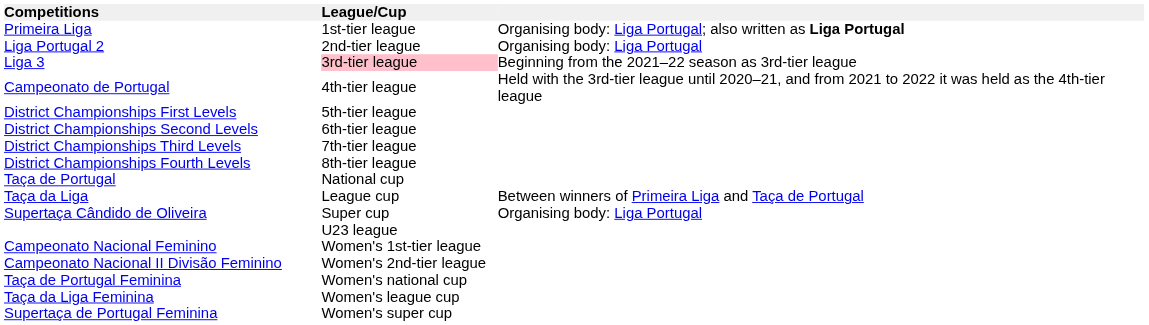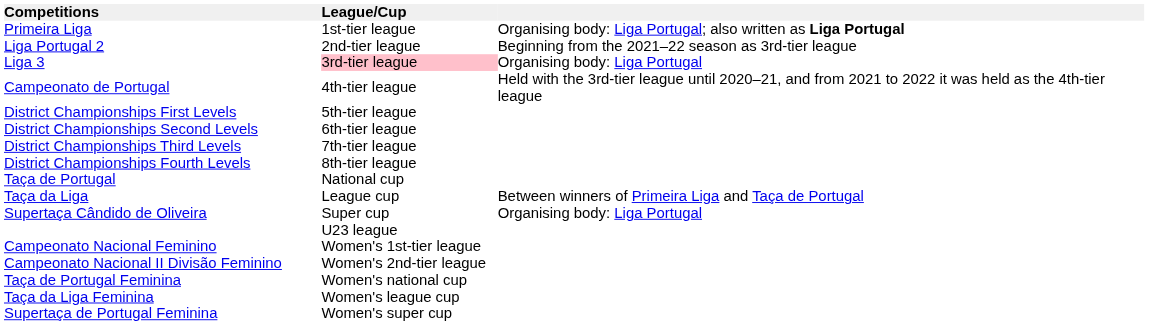(600, 45) Organising body: Liga Portugal -> (677, 45) Beginning from the 2021–22 season as 3rd-tier league
(677, 62) Beginning from the 2021–22 season as 3rd-tier league -> (600, 62) Organising body: Liga Portugal
